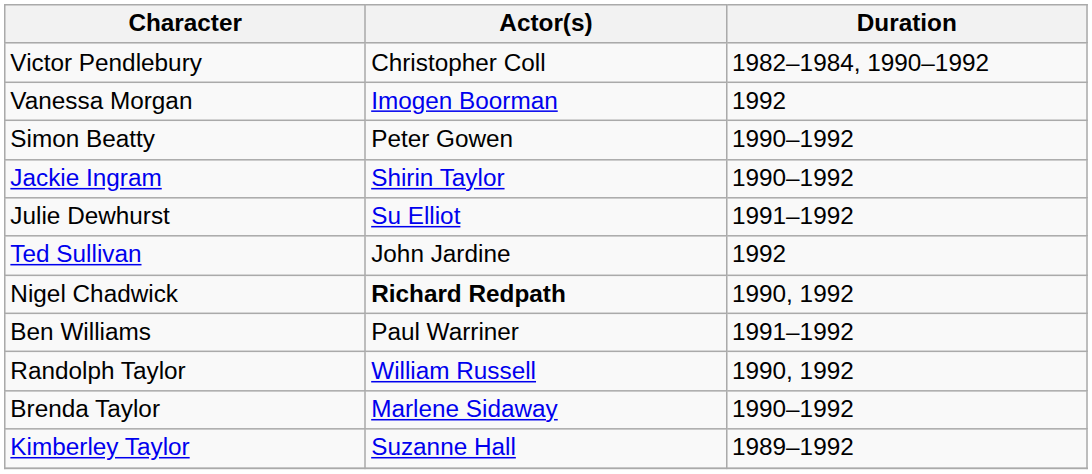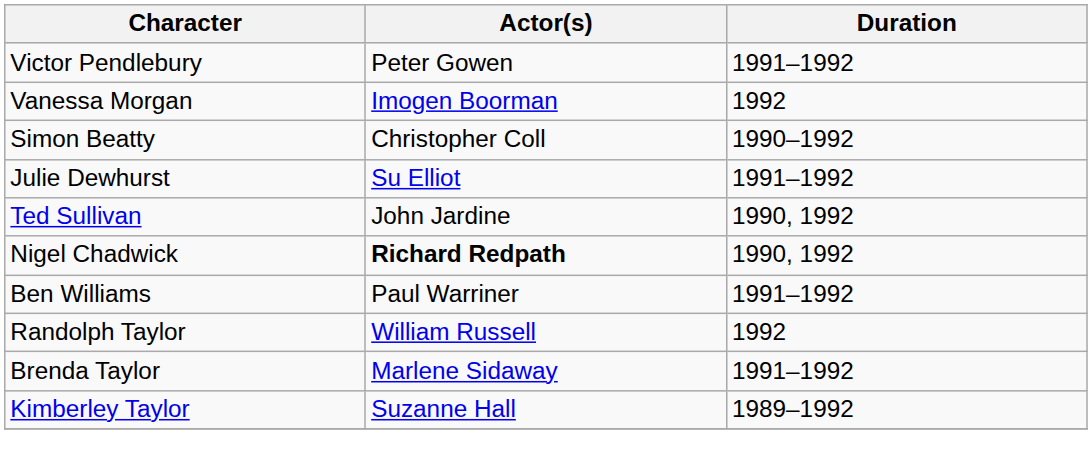(458, 62) Christopher Coll -> (442, 62) Peter Gowen
(860, 62) 1982–1984, 1990–1992 -> (793, 62) 1991–1992
(442, 139) Peter Gowen -> (458, 139) Christopher Coll
- row: (86, 178)
(759, 255) 1992 -> (793, 216) 1990, 1992
(793, 370) 1990, 1992 -> (759, 332) 1992
(793, 409) 1990–1992 -> (793, 370) 1991–1992
